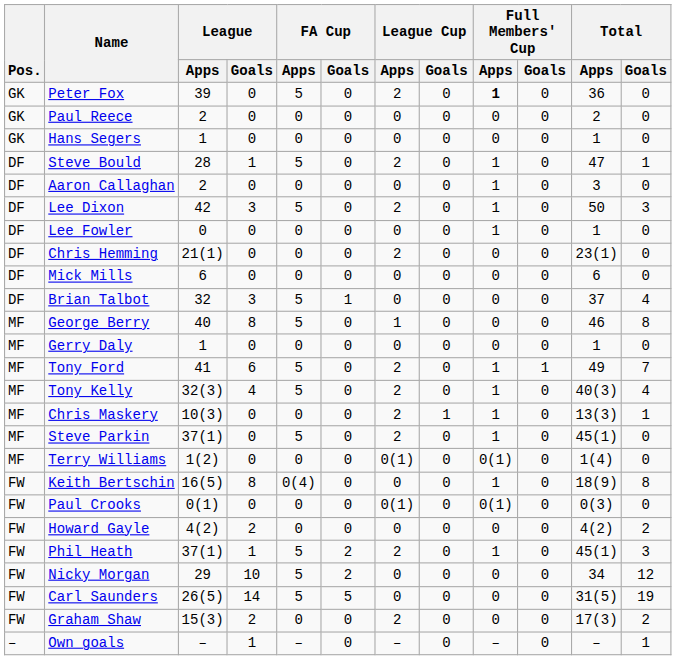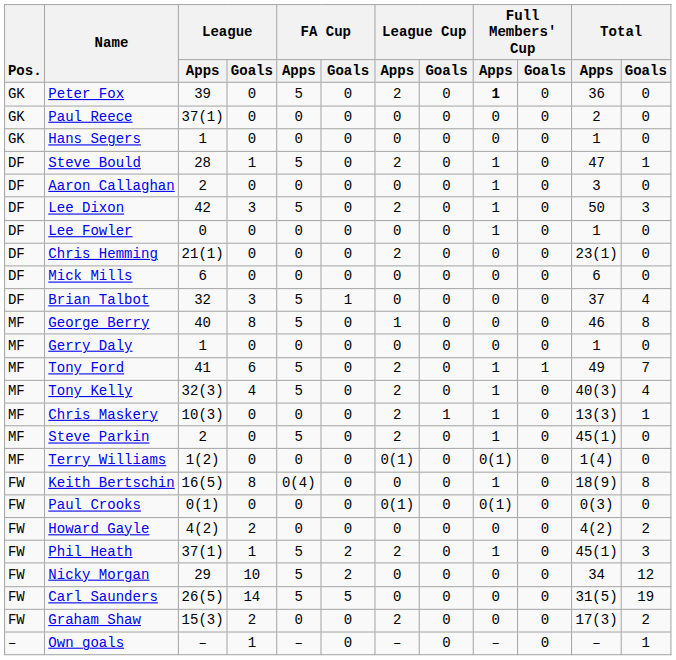(203, 117) 2 -> (203, 117) 37(1)
(203, 437) 37(1) -> (203, 437) 2
